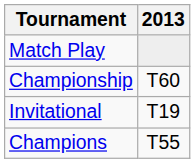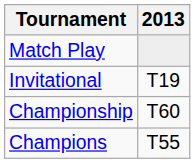rows swapped: (71, 81) <-> (55, 111)
